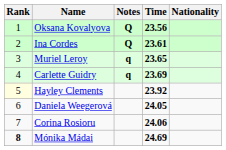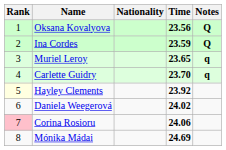columns swapped: (195, 12) <-> (128, 12)
(156, 43) 23.61 -> (180, 43) 23.59
(156, 75) 23.69 -> (180, 75) 23.70
(156, 106) 24.05 -> (180, 106) 24.02
(18, 122) no background -> (18, 122) pink background
(18, 138) bold -> (18, 138) normal
